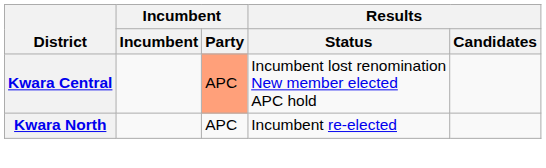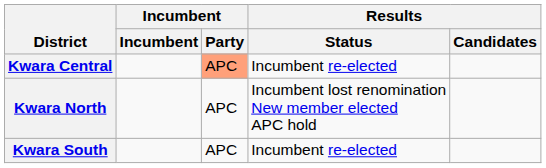(349, 83) Incumbent lost renomination New member elected APC hold -> (324, 66) Incumbent re-elected
(324, 125) Incumbent re-elected -> (349, 108) Incumbent lost renomination New member elected APC hold
+ row: (60, 150)
